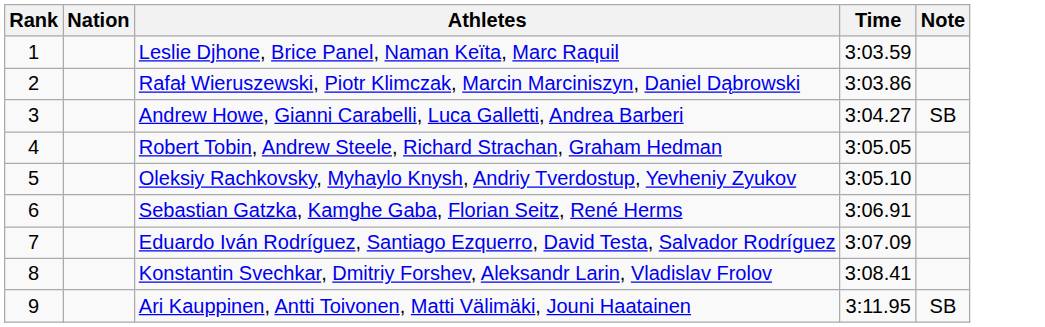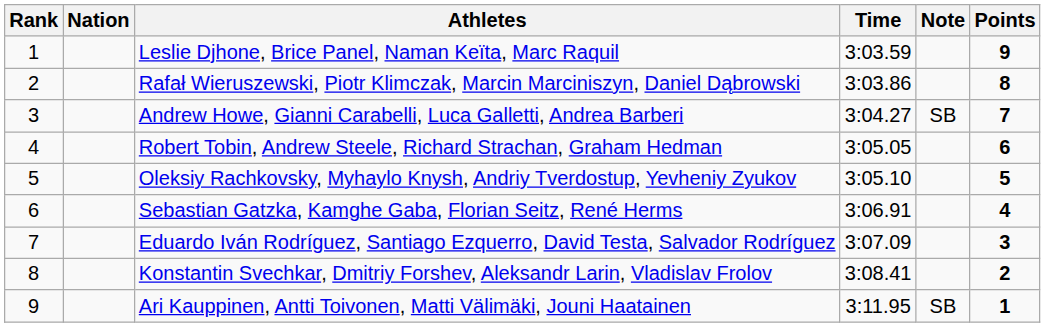+ column: (1005, 20)
